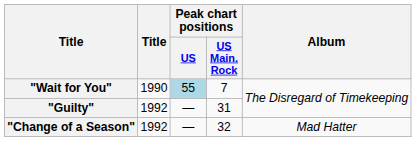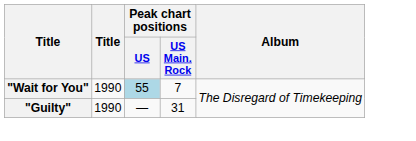(154, 108) 1992 -> (108, 108) 1990
- row: (71, 127)
